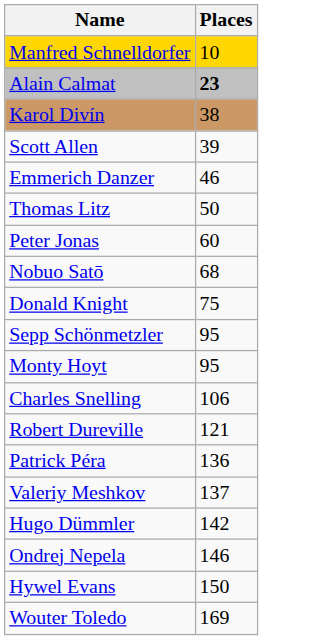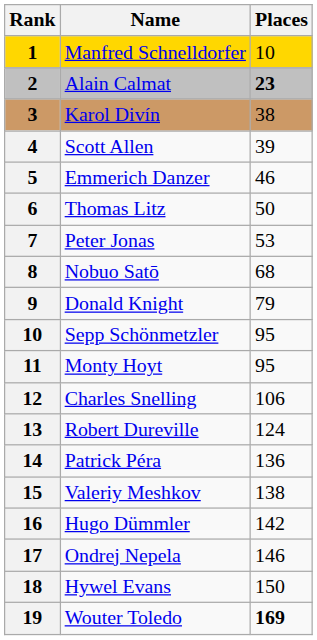+ column: (32, 20)
(210, 240) 60 -> (265, 240) 53
(210, 303) 75 -> (265, 303) 79
(214, 429) 121 -> (270, 429) 124
(214, 492) 137 -> (270, 492) 138
(214, 618) normal -> (270, 618) bold
